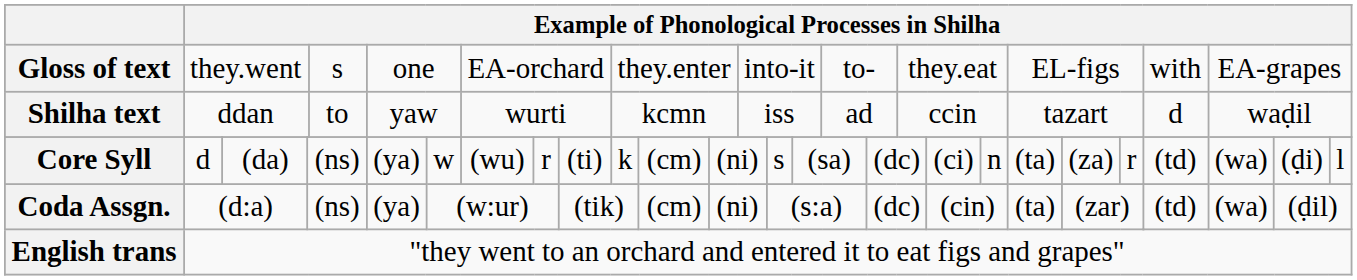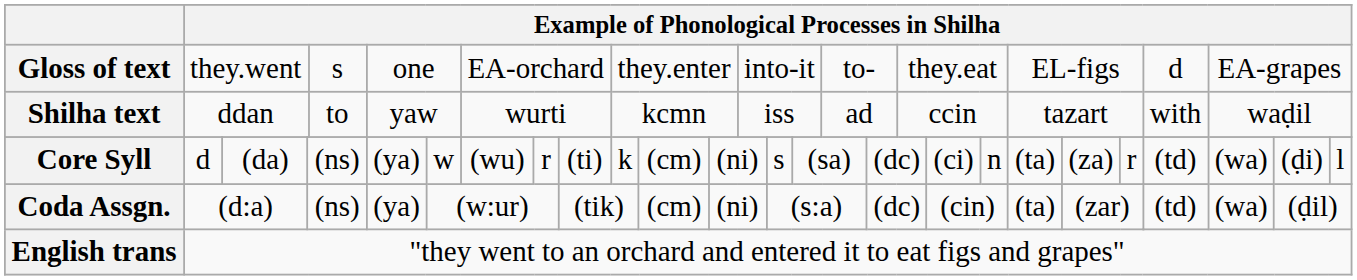(1176, 68) with -> (1176, 68) d
(1176, 114) d -> (1176, 114) with
